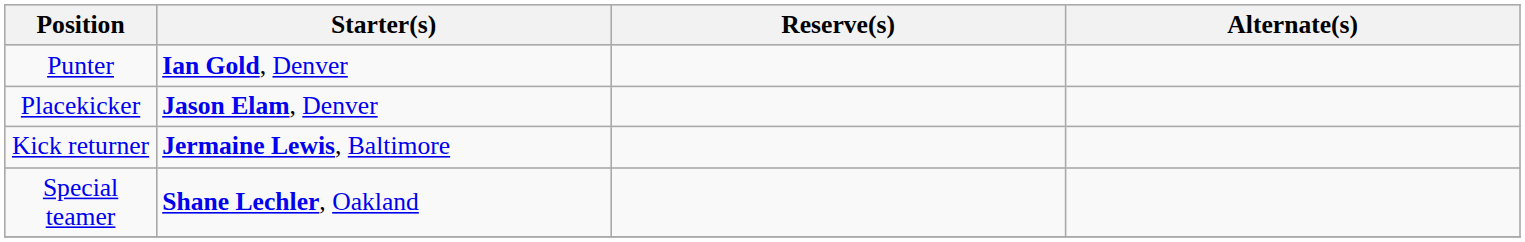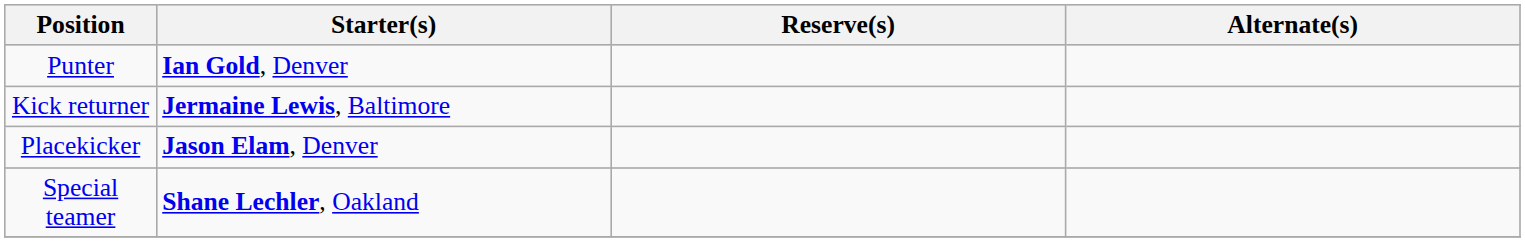rows swapped: (81, 106) <-> (81, 146)
